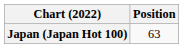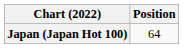(154, 33) 63 -> (154, 33) 64
